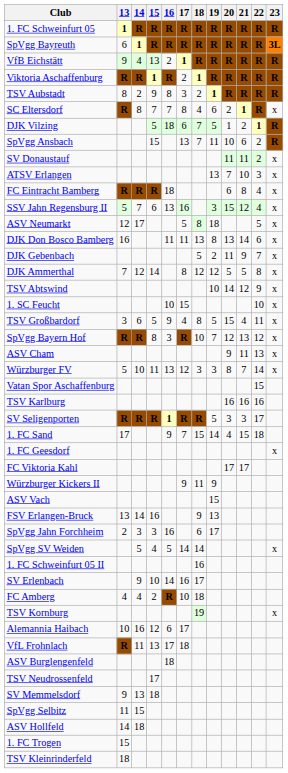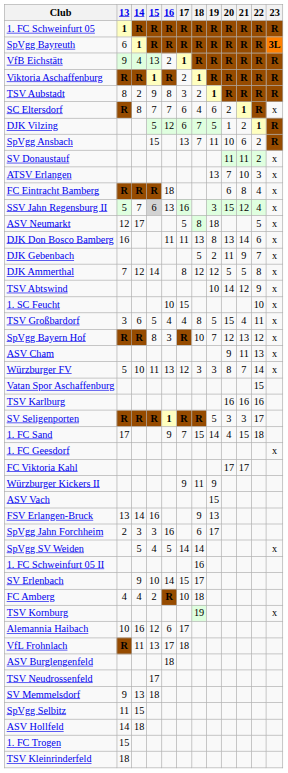(184, 110) 8 -> (184, 110) 6
(169, 126) 18 -> (169, 126) 12
(154, 207) no background -> (154, 207) lightgrey background
(169, 321) 9 -> (169, 321) 4
(184, 581) 16 -> (184, 581) 15
